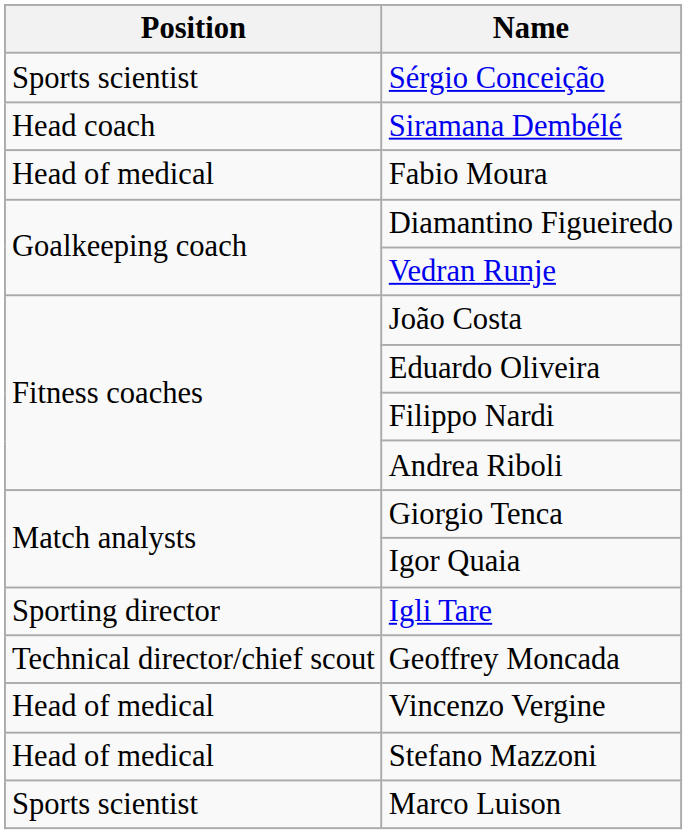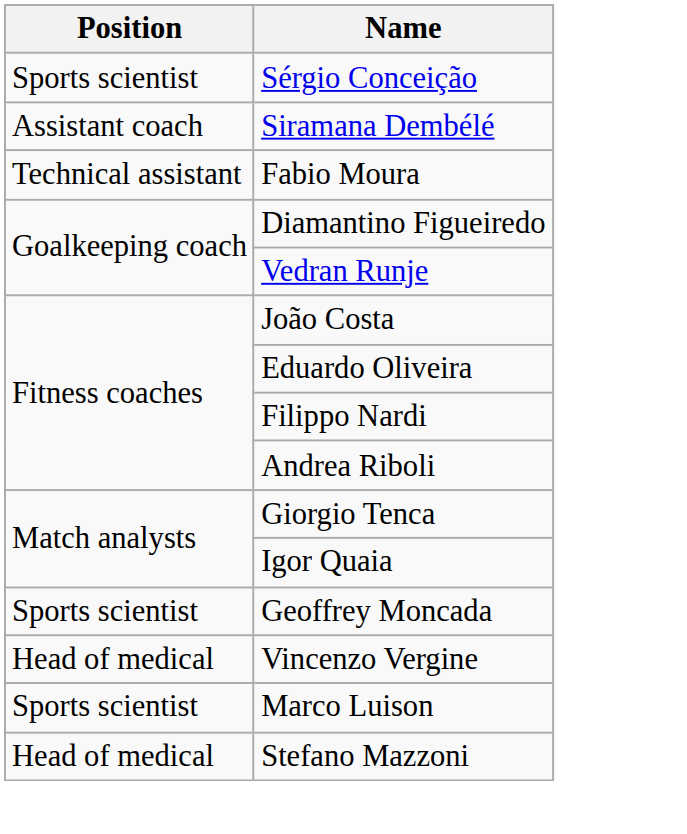(84, 125) Head coach -> (107, 125) Assistant coach
(113, 174) Head of medical -> (127, 174) Technical assistant
- row: (440, 610)
(193, 658) Technical director/chief scout -> (105, 610) Sports scientist
rows swapped: (493, 755) <-> (475, 804)
